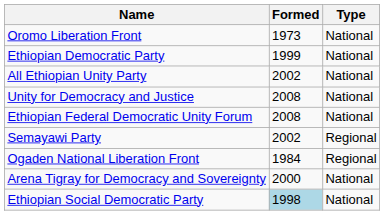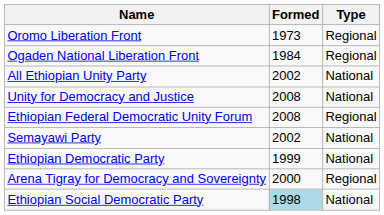(349, 35) National -> (351, 35) Regional
rows swapped: (103, 158) <-> (86, 55)
(349, 117) National -> (351, 117) Regional
(351, 138) Regional -> (349, 138) National
(349, 179) National -> (351, 179) Regional
